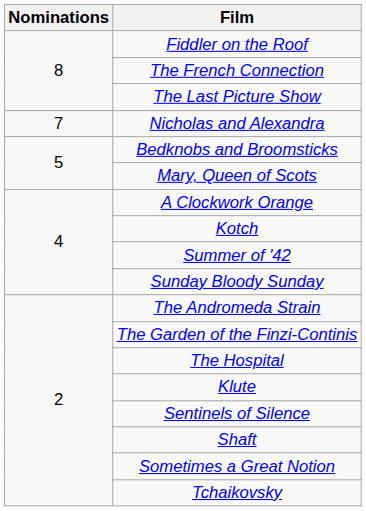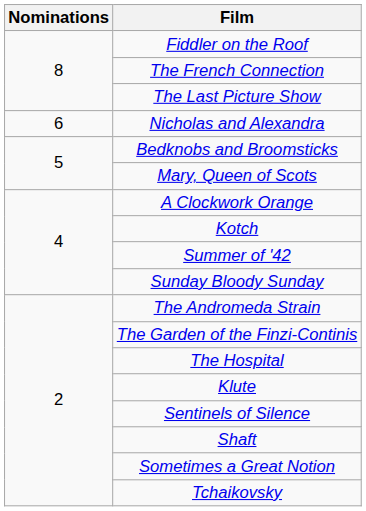(59, 123) 7 -> (59, 123) 6
